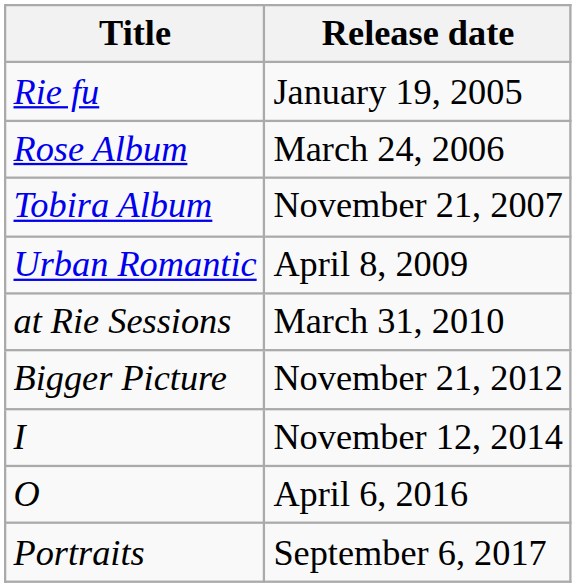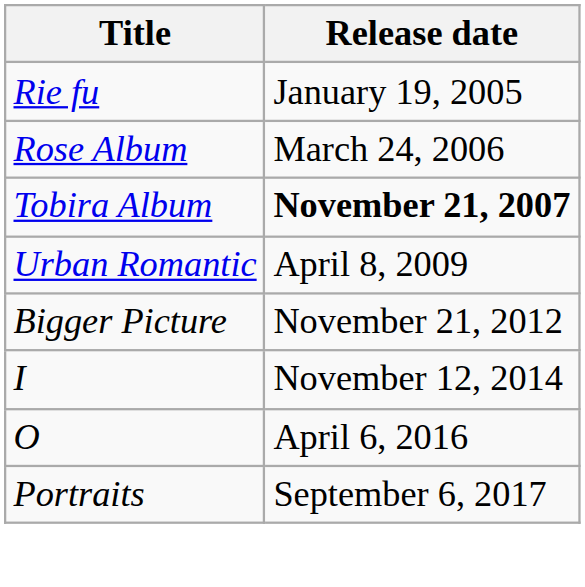(418, 206) normal -> (422, 206) bold
- row: (122, 321)
